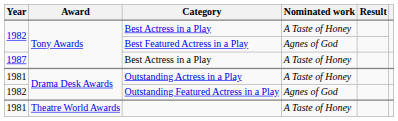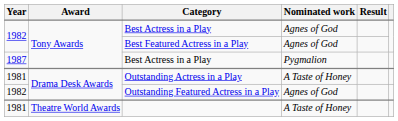(317, 28) A Taste of Honey -> (311, 28) Agnes of God
(317, 60) A Taste of Honey -> (305, 60) Pygmalion
